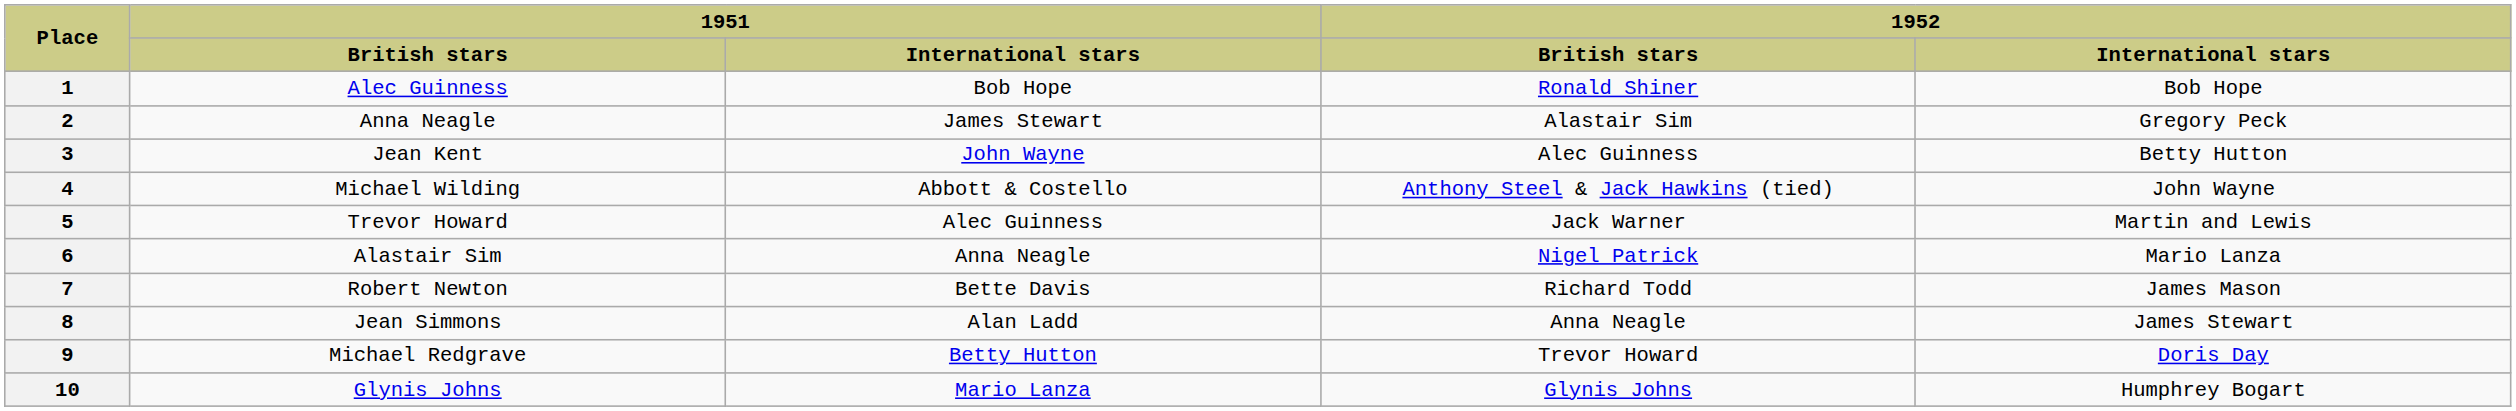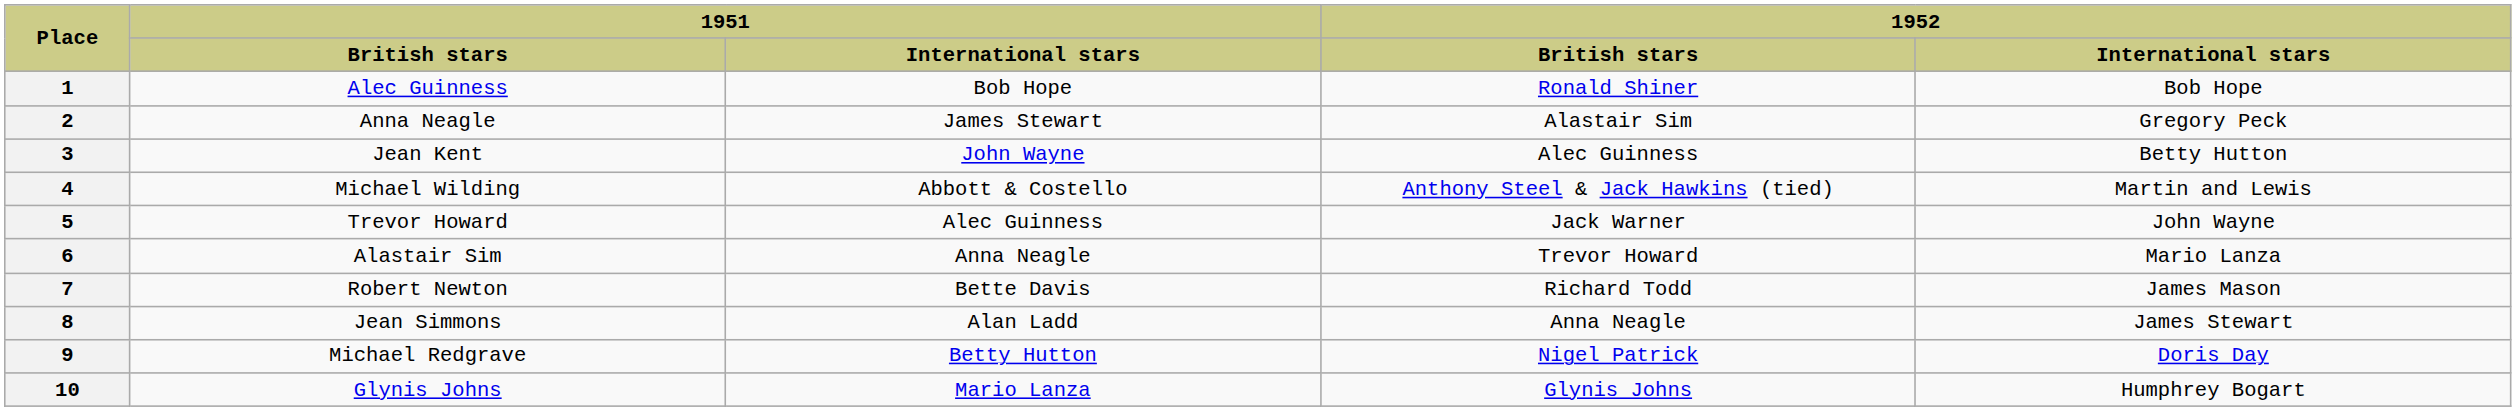(2213, 189) John Wayne -> (2213, 189) Martin and Lewis
(2213, 222) Martin and Lewis -> (2213, 222) John Wayne
(1618, 256) Nigel Patrick -> (1618, 256) Trevor Howard
(1618, 356) Trevor Howard -> (1618, 356) Nigel Patrick
